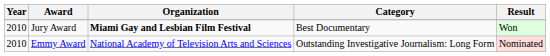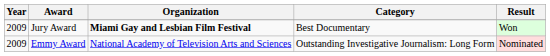(17, 28) 2010 -> (17, 28) 2009
(17, 43) 2010 -> (17, 43) 2009
